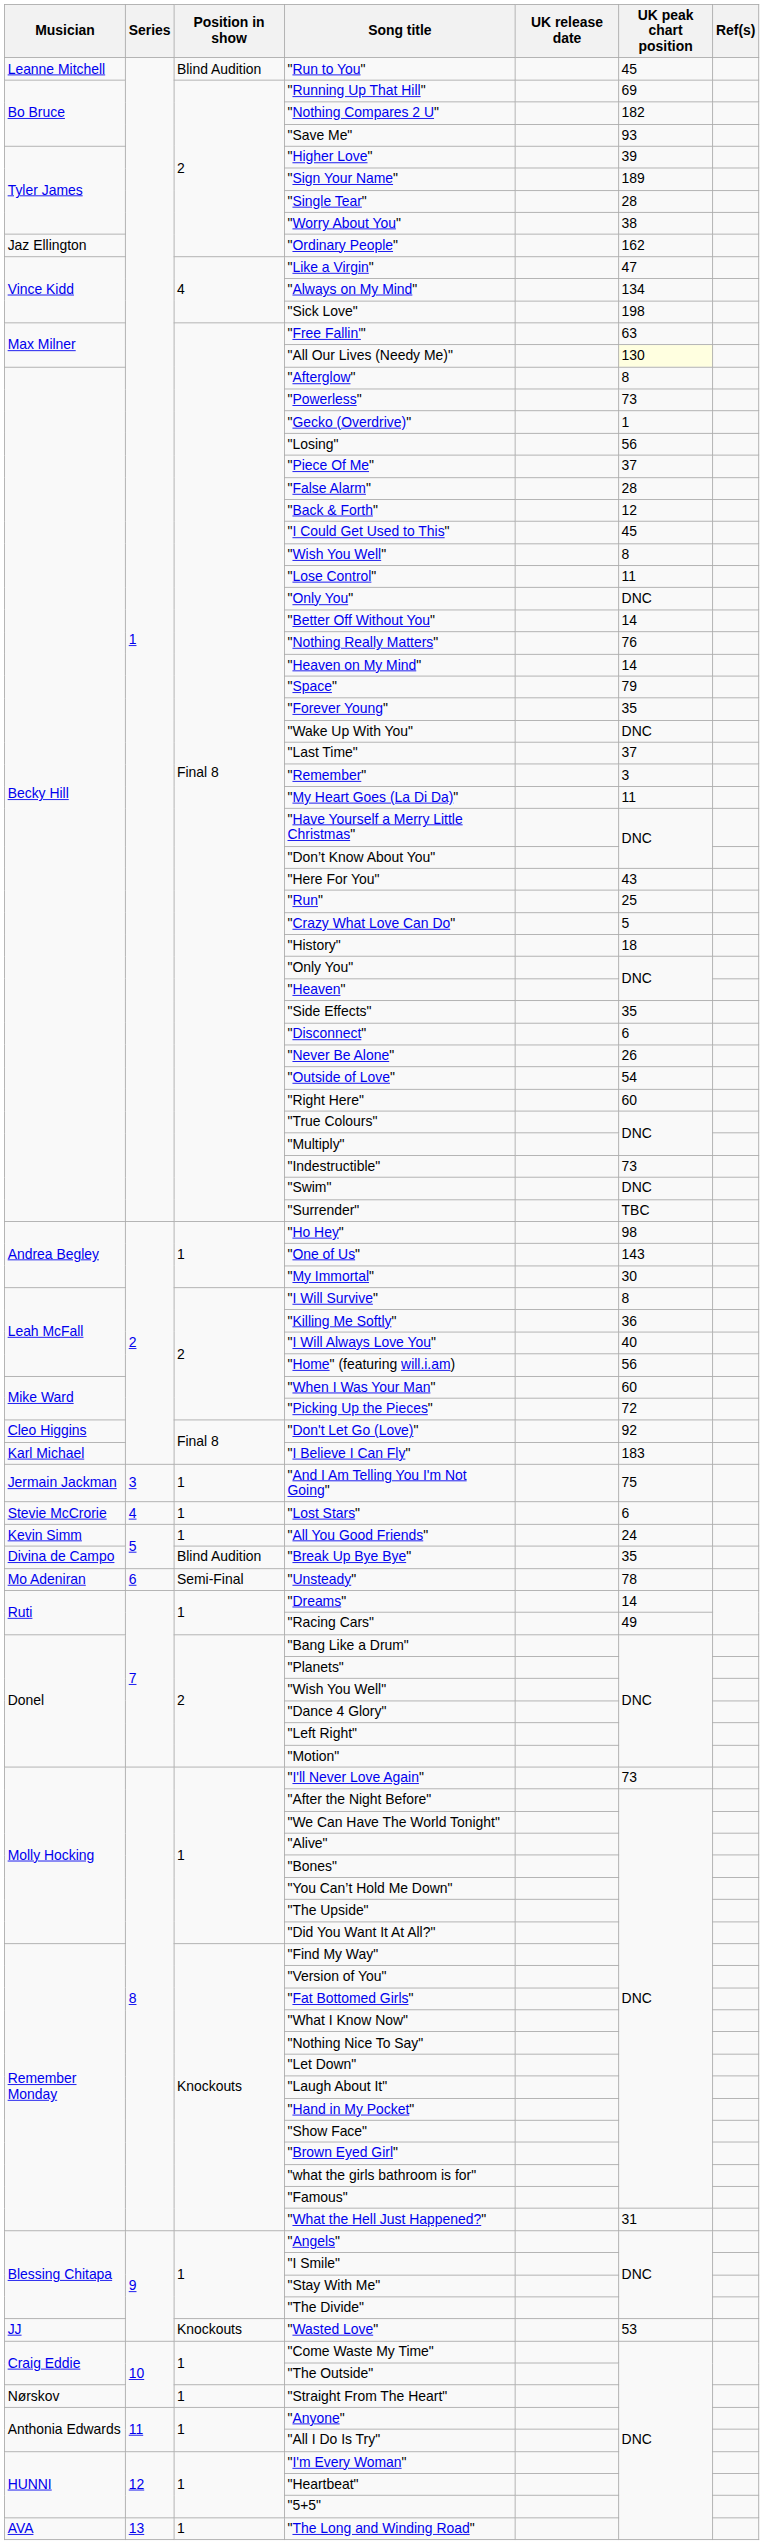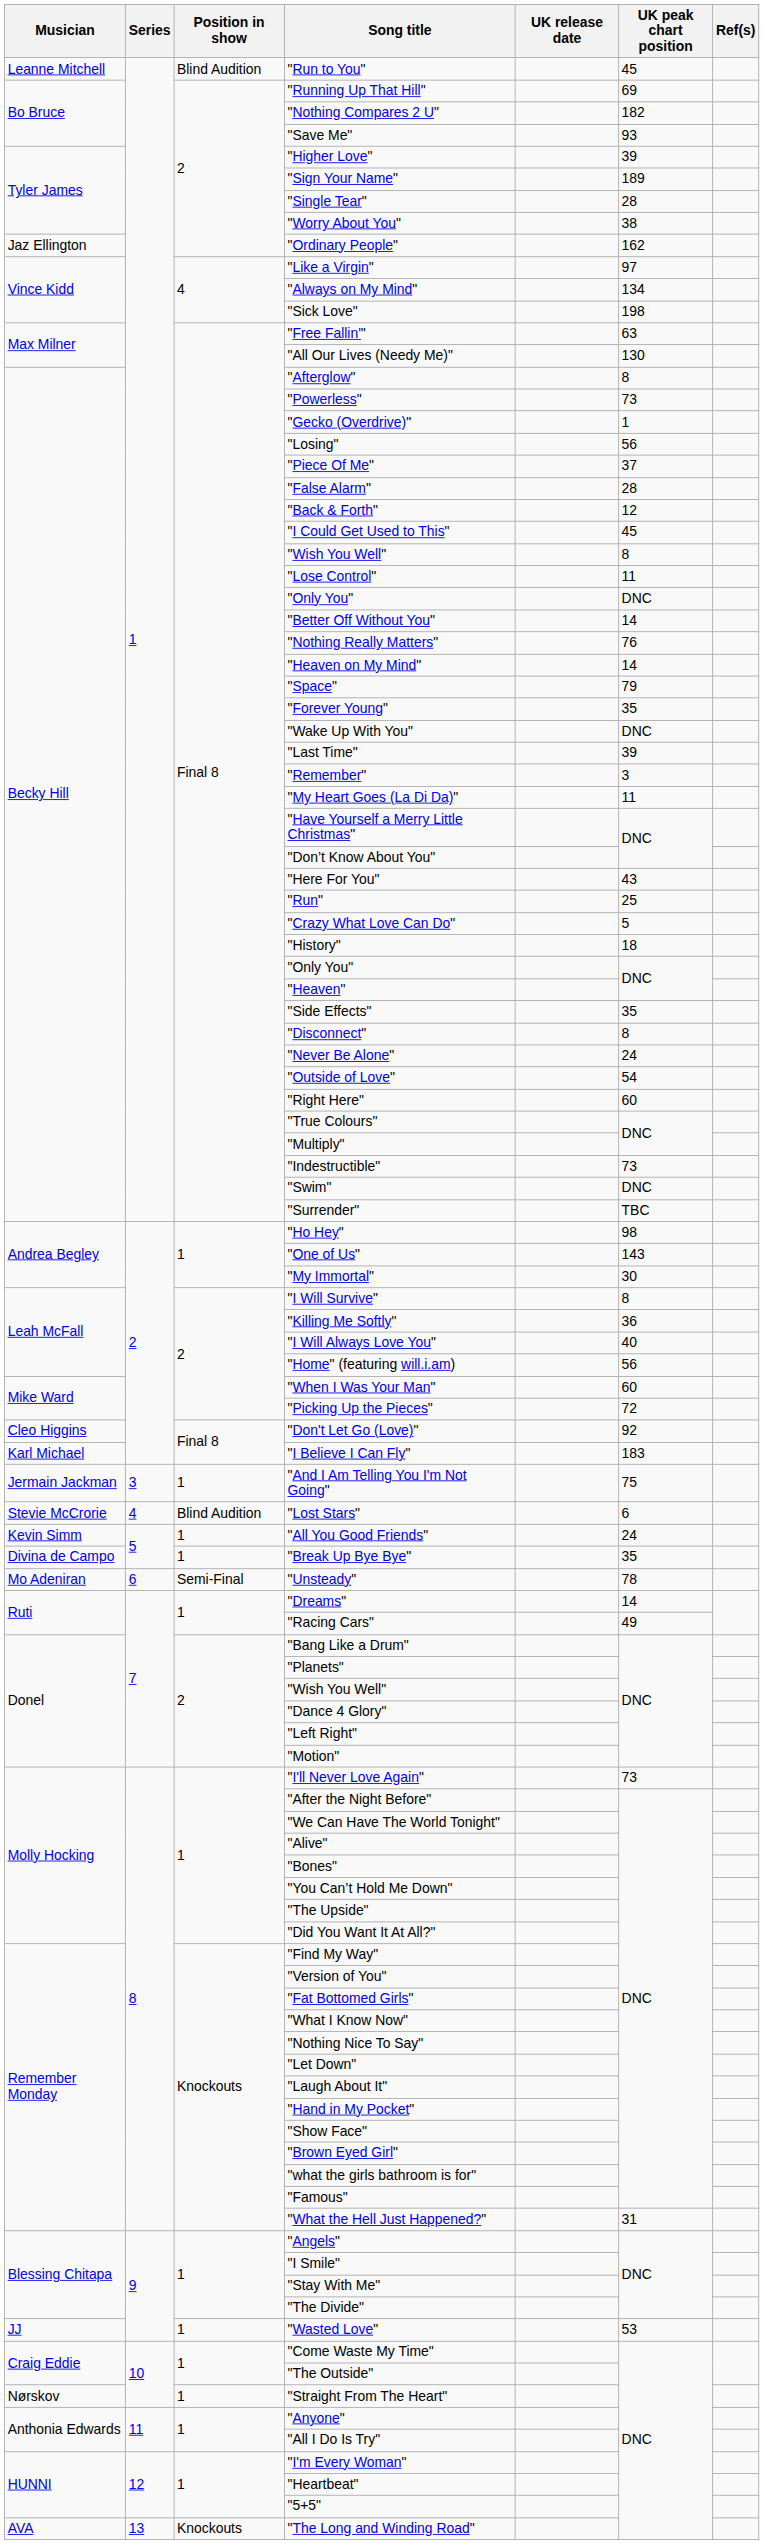(629, 267) 47 -> (629, 267) 97
(633, 355) lightyellow background -> (633, 355) no background
(629, 753) 37 -> (629, 753) 39
(625, 1033) 6 -> (625, 1033) 8
(629, 1055) 26 -> (629, 1055) 24
(181, 1513) 1 -> (219, 1513) Blind Audition
(219, 1557) Blind Audition -> (181, 1557) 1
(209, 2329) Knockouts -> (181, 2329) 1
(181, 2528) 1 -> (209, 2528) Knockouts
